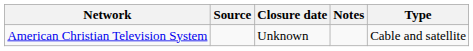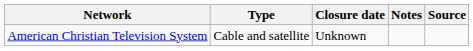columns swapped: (418, 14) <-> (232, 14)
